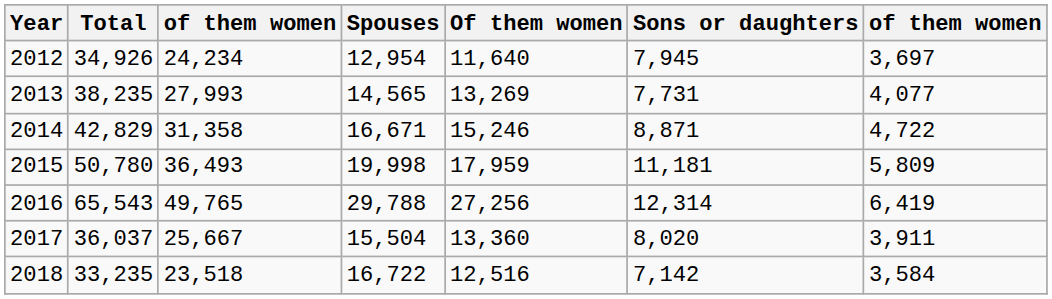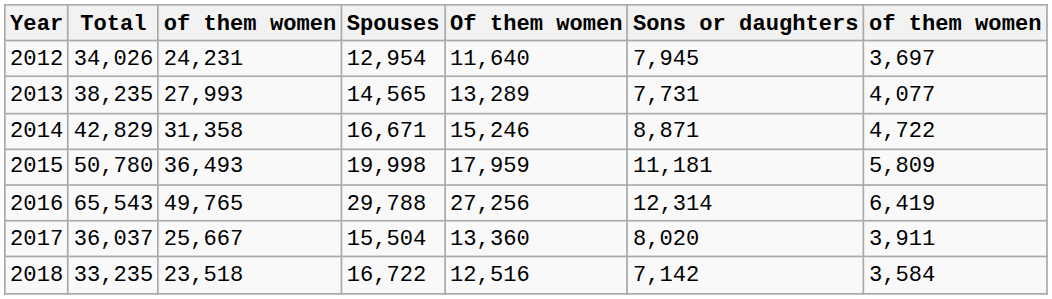(113, 59) 34,926 -> (113, 59) 34,026
(204, 59) 24,234 -> (204, 59) 24,231
(490, 95) 13,269 -> (490, 95) 13,289
